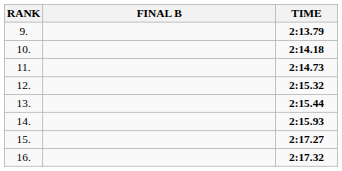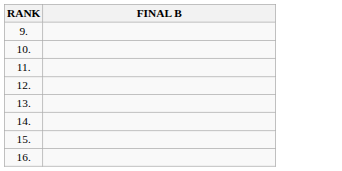- column: (306, 13)
